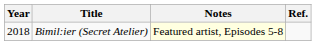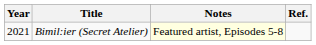(18, 31) 2018 -> (18, 31) 2021
